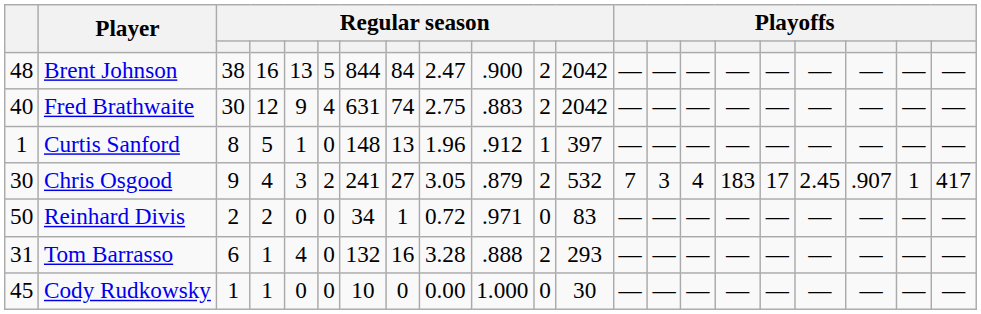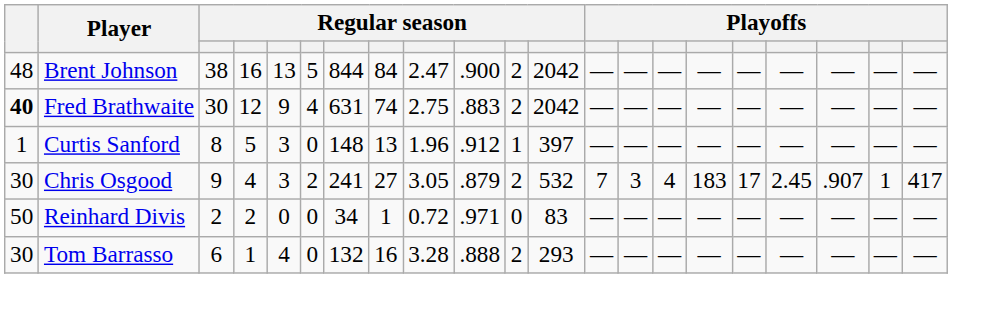(22, 107) normal -> (22, 107) bold
(301, 143) 1 -> (284, 143) 3
(22, 254) 31 -> (22, 254) 30
- row: (127, 291)
